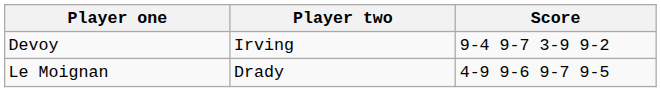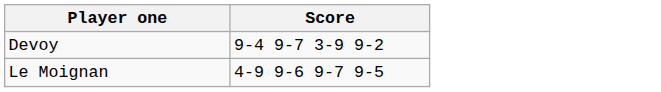- column: (343, 18)
